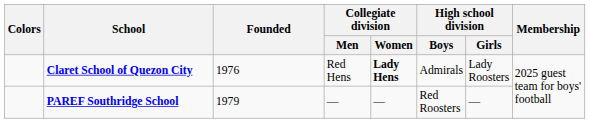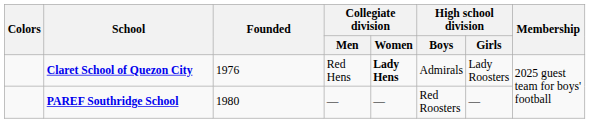(228, 102) 1979 -> (228, 102) 1980
